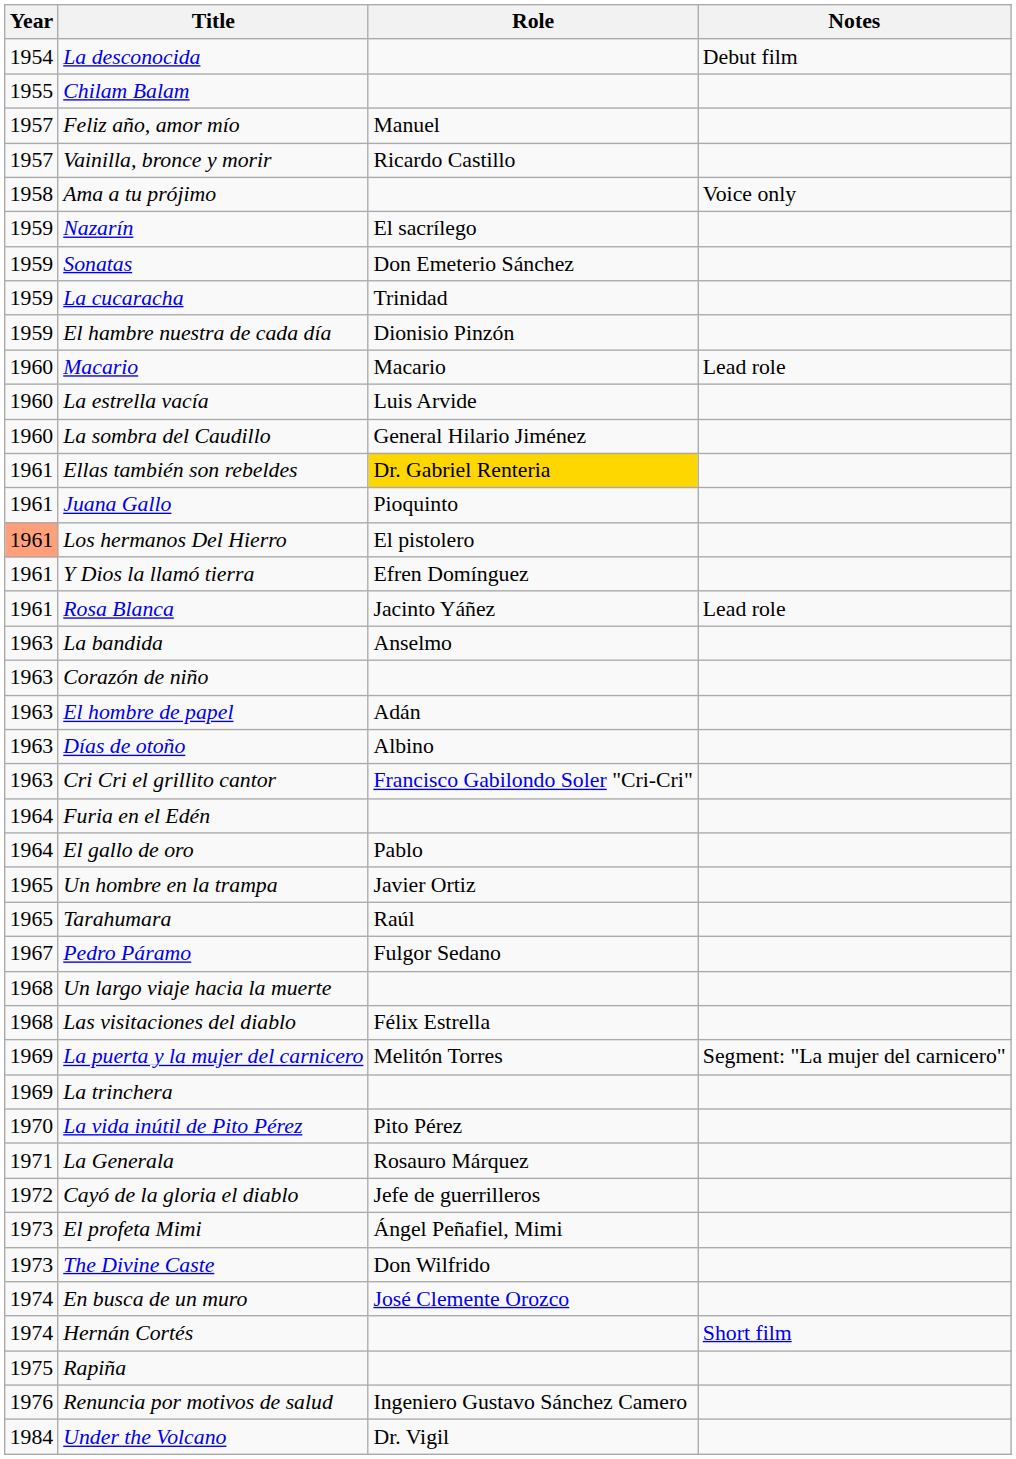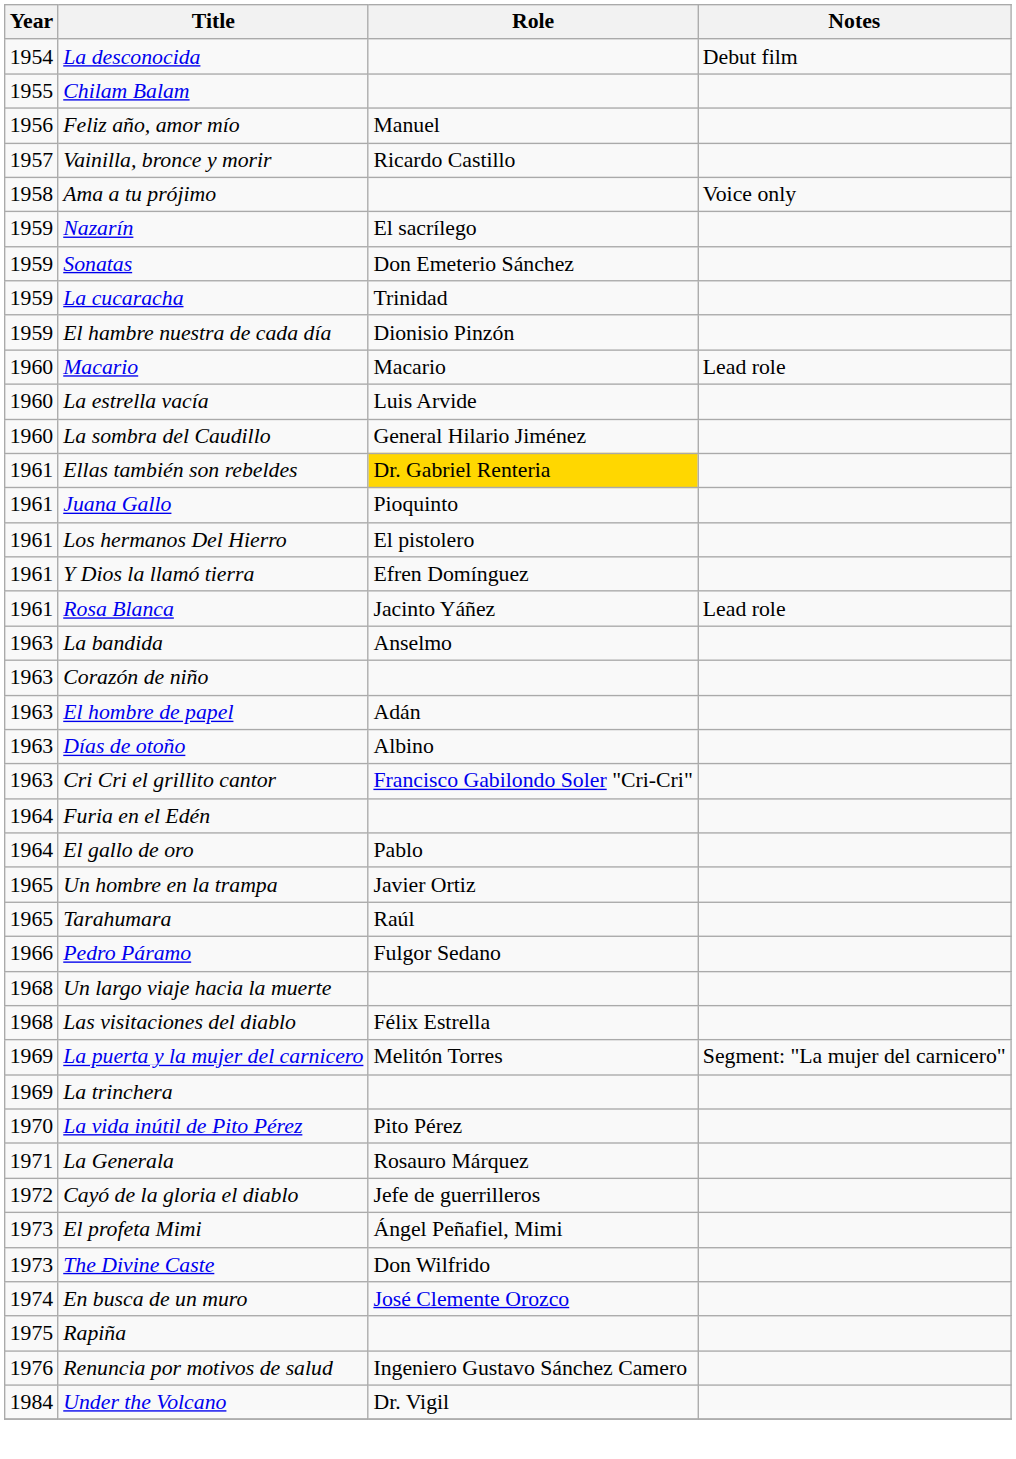(31, 125) 1957 -> (31, 125) 1956
(31, 539) lightsalmon background -> (31, 539) no background
(31, 953) 1967 -> (31, 953) 1966
- row: (128, 1333)
